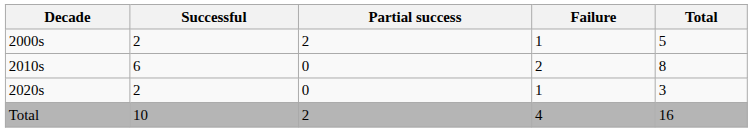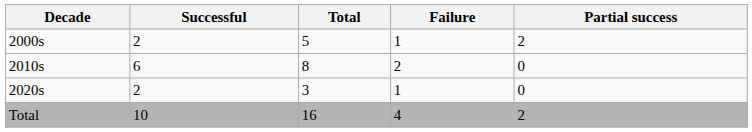columns swapped: (415, 16) <-> (701, 16)
